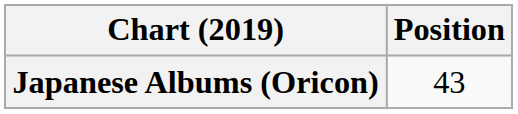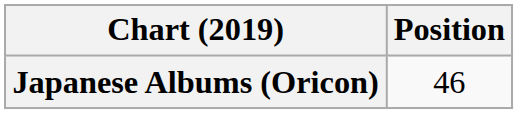(449, 81) 43 -> (449, 81) 46
